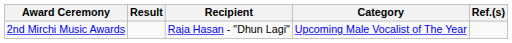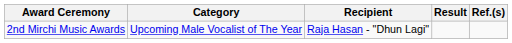columns swapped: (381, 13) <-> (146, 13)
